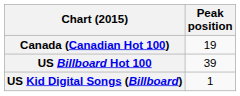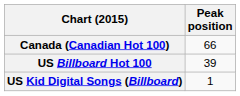(210, 44) 19 -> (210, 44) 66
